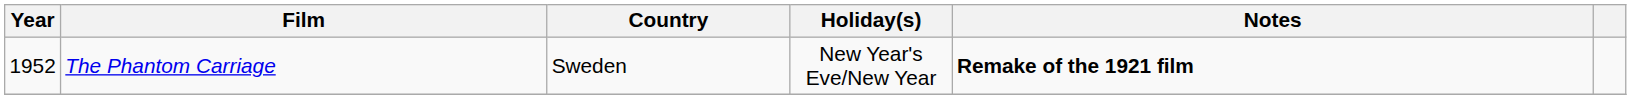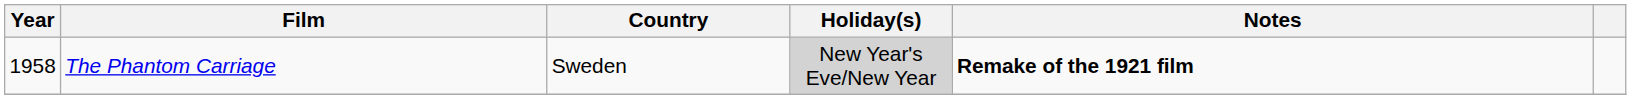(33, 65) 1952 -> (33, 65) 1958
(871, 65) no background -> (871, 65) lightgrey background
